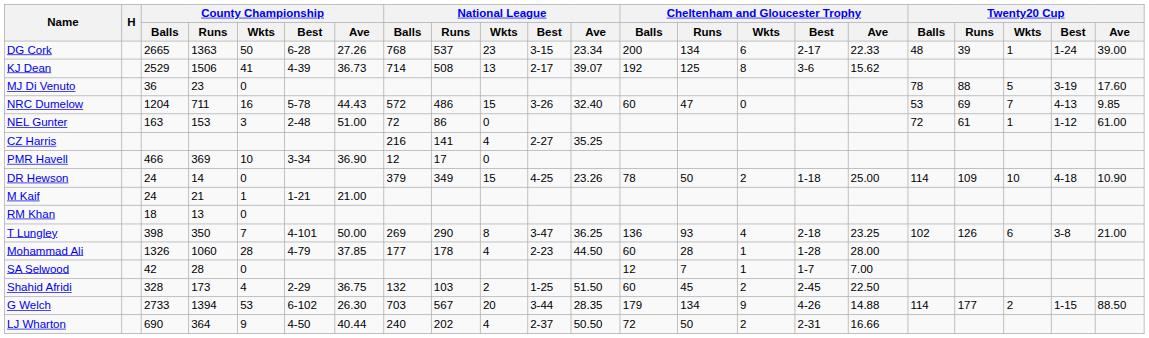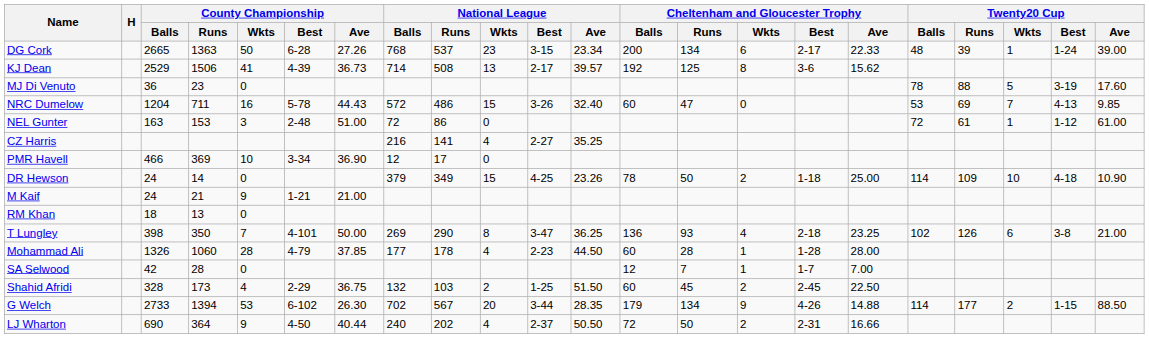(588, 68) 39.07 -> (588, 68) 39.57
(243, 196) 1 -> (243, 196) 9
(396, 305) 703 -> (396, 305) 702
